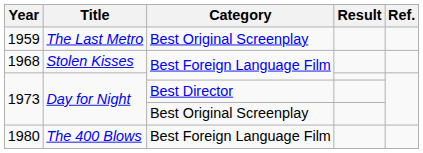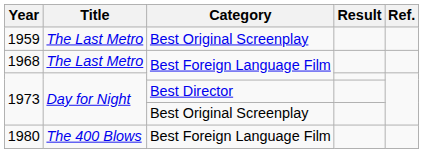(90, 61) Stolen Kisses -> (95, 61) The Last Metro
